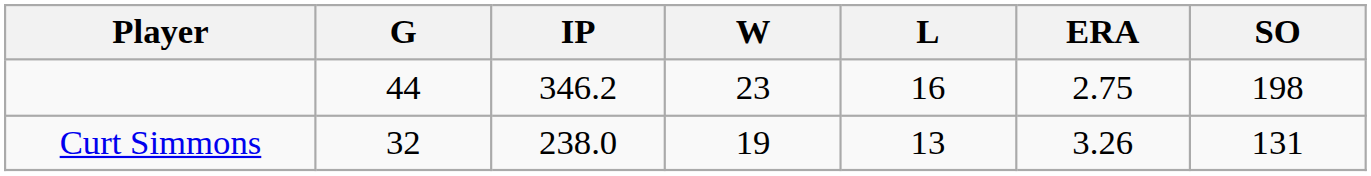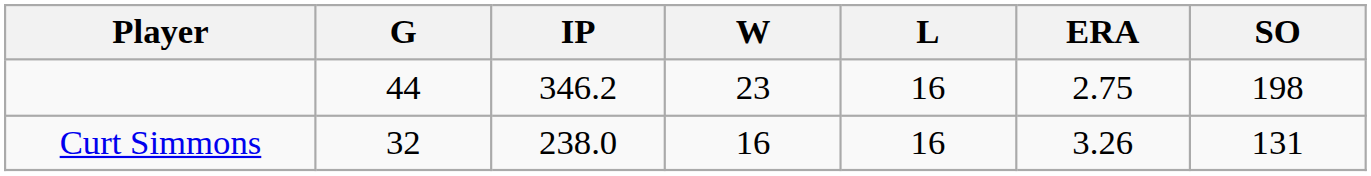(753, 142) 19 -> (753, 142) 16
(928, 142) 13 -> (928, 142) 16
